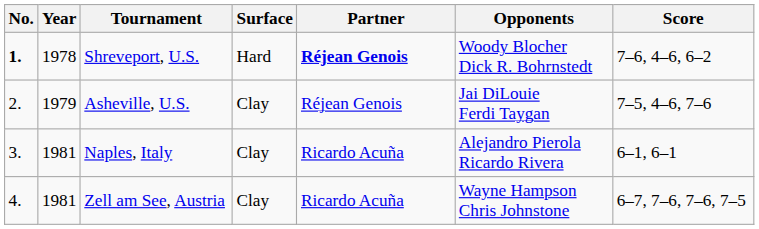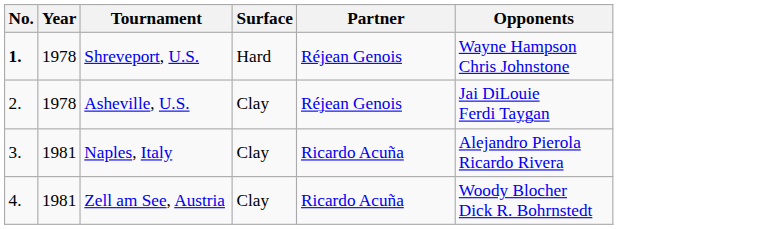- column: (683, 17)
(354, 55) bold -> (351, 55) normal
(526, 55) Woody Blocher Dick R. Bohrnstedt -> (518, 55) Wayne Hampson Chris Johnstone
(59, 103) 1979 -> (59, 103) 1978
(518, 199) Wayne Hampson Chris Johnstone -> (526, 199) Woody Blocher Dick R. Bohrnstedt
